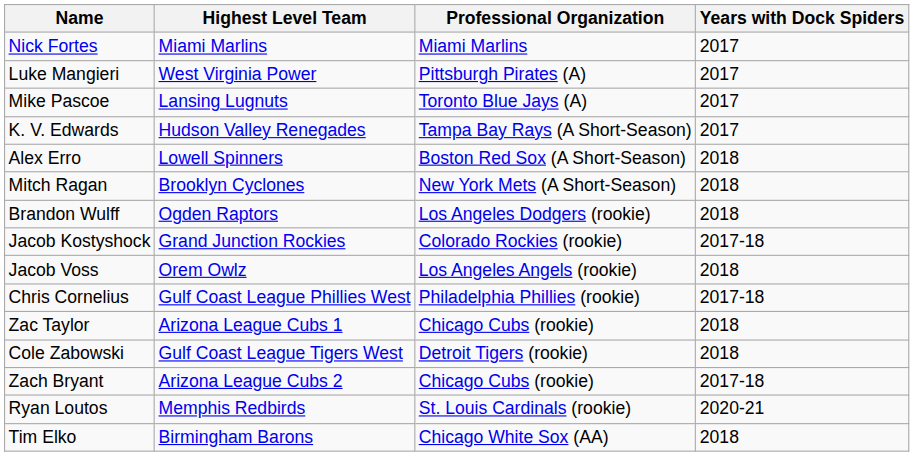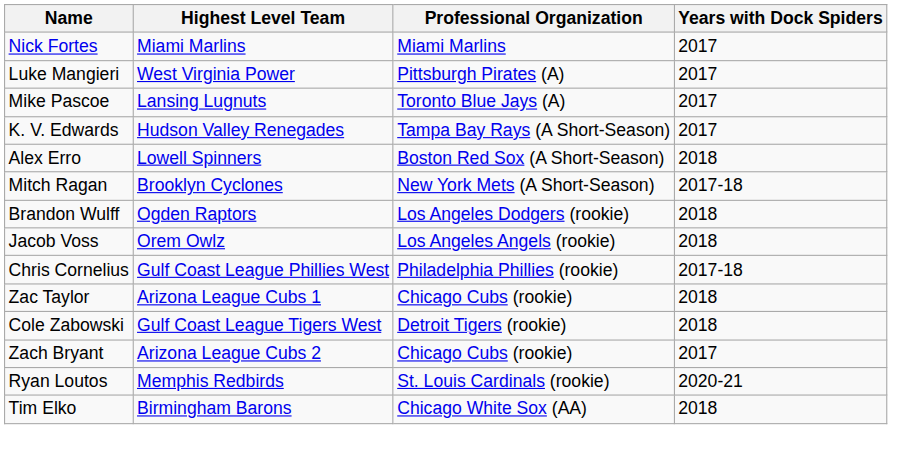(719, 185) 2018 -> (711, 185) 2017-18
- row: (80, 241)
(732, 381) 2017-18 -> (698, 353) 2017
